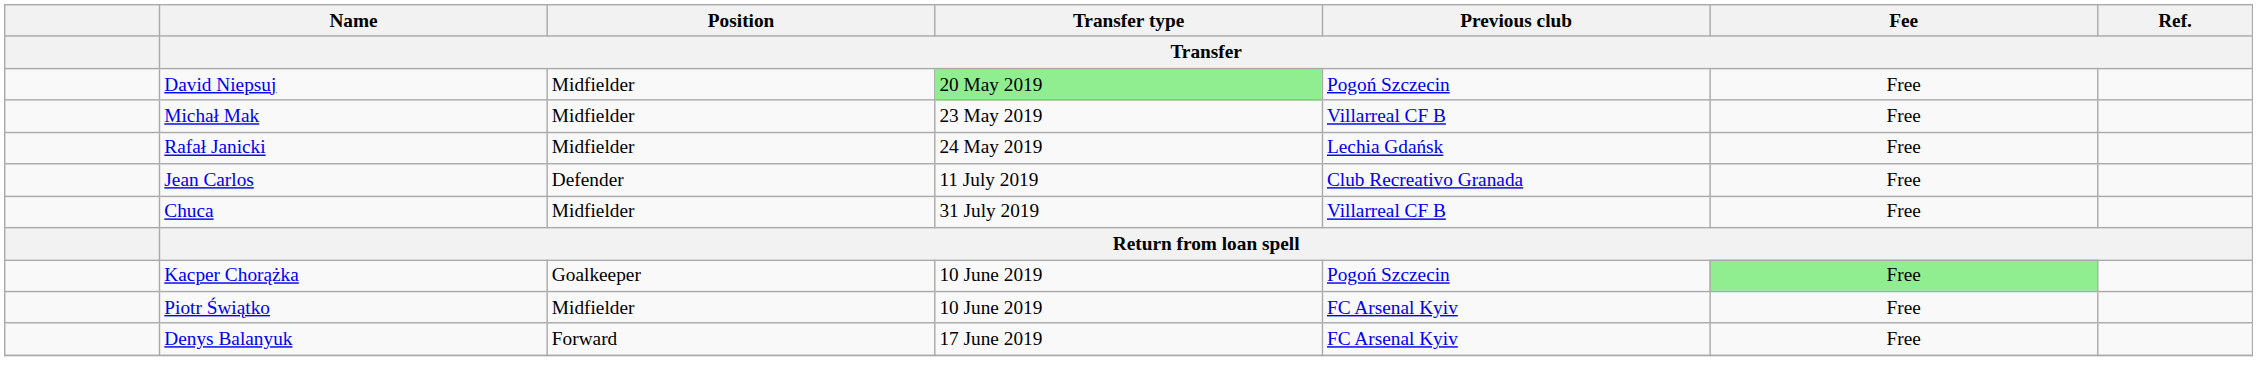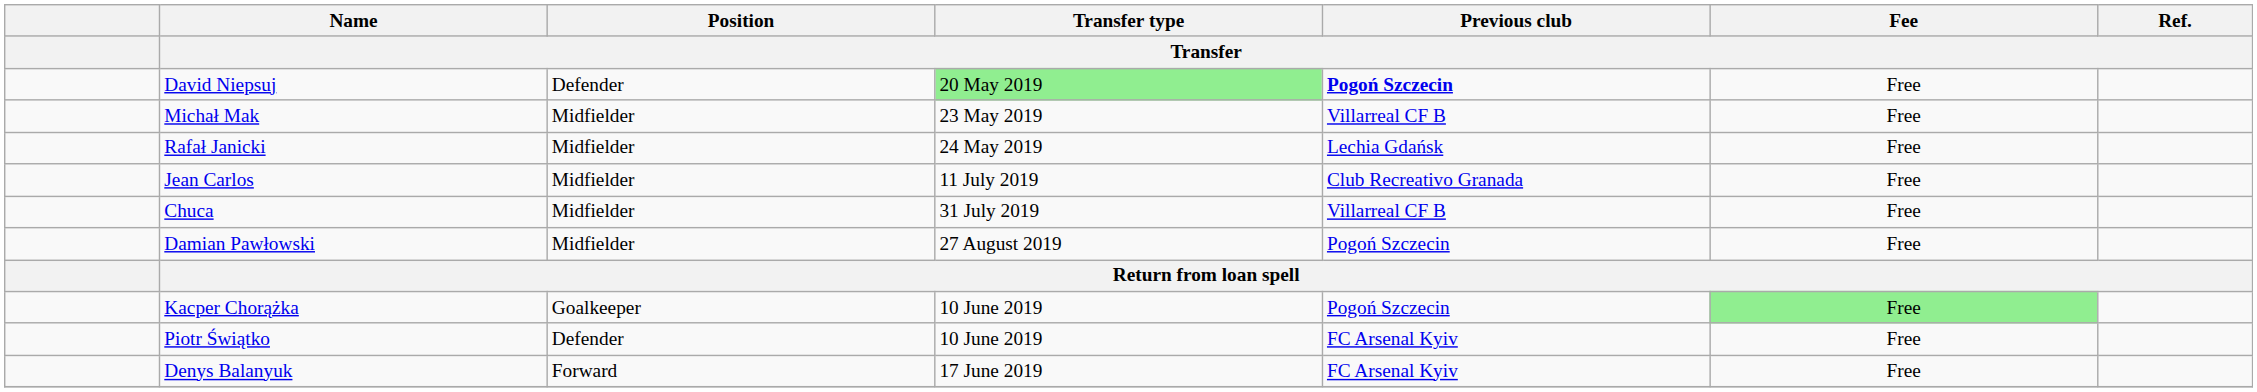(593, 83) Midfielder -> (588, 83) Defender
(1388, 83) normal -> (1390, 83) bold
(588, 179) Defender -> (593, 179) Midfielder
+ row: (240, 243)
(593, 306) Midfielder -> (588, 338) Defender
